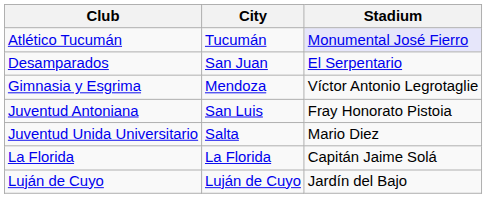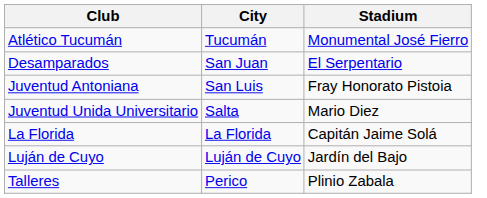(388, 39) lavender background -> (388, 39) no background
- row: (74, 87)
+ row: (34, 181)
